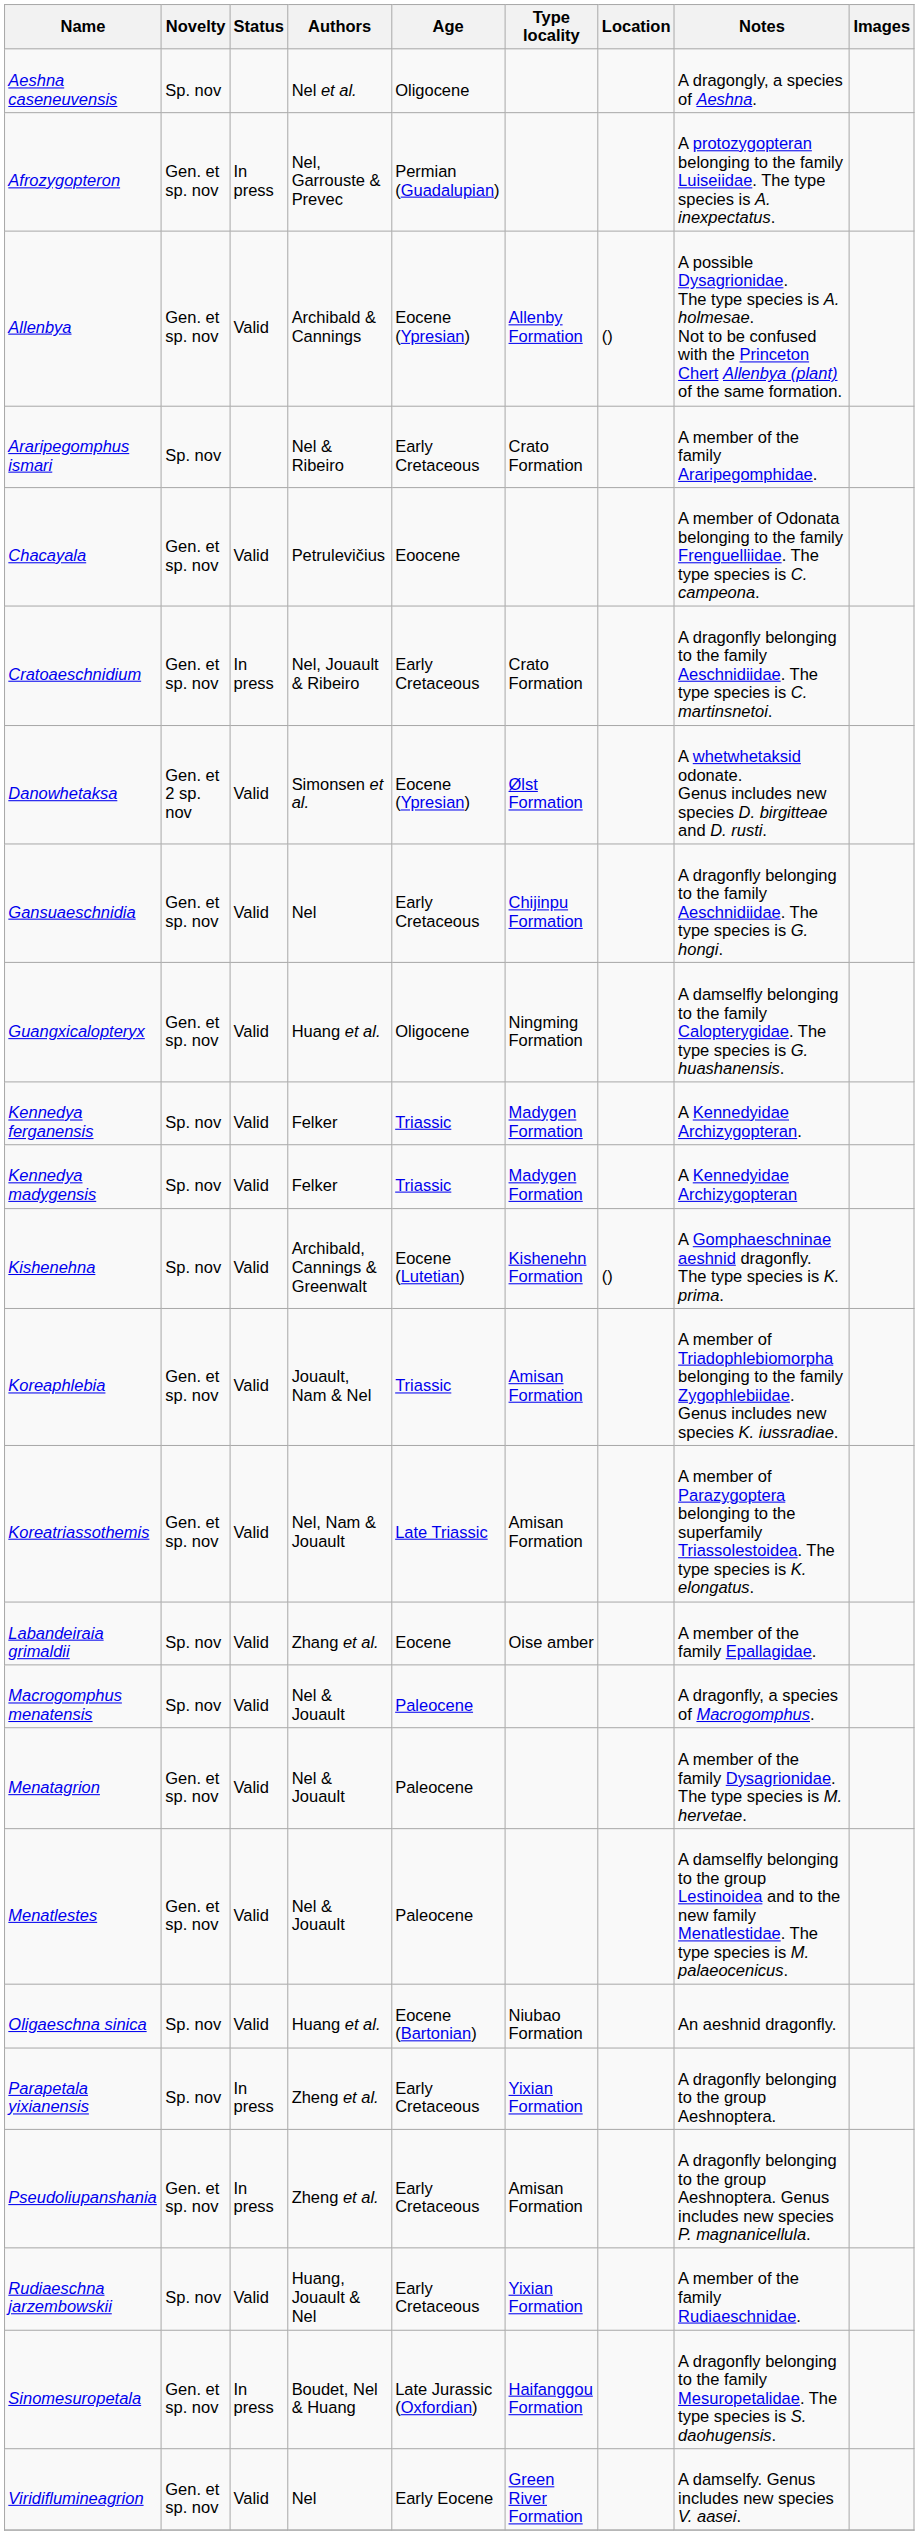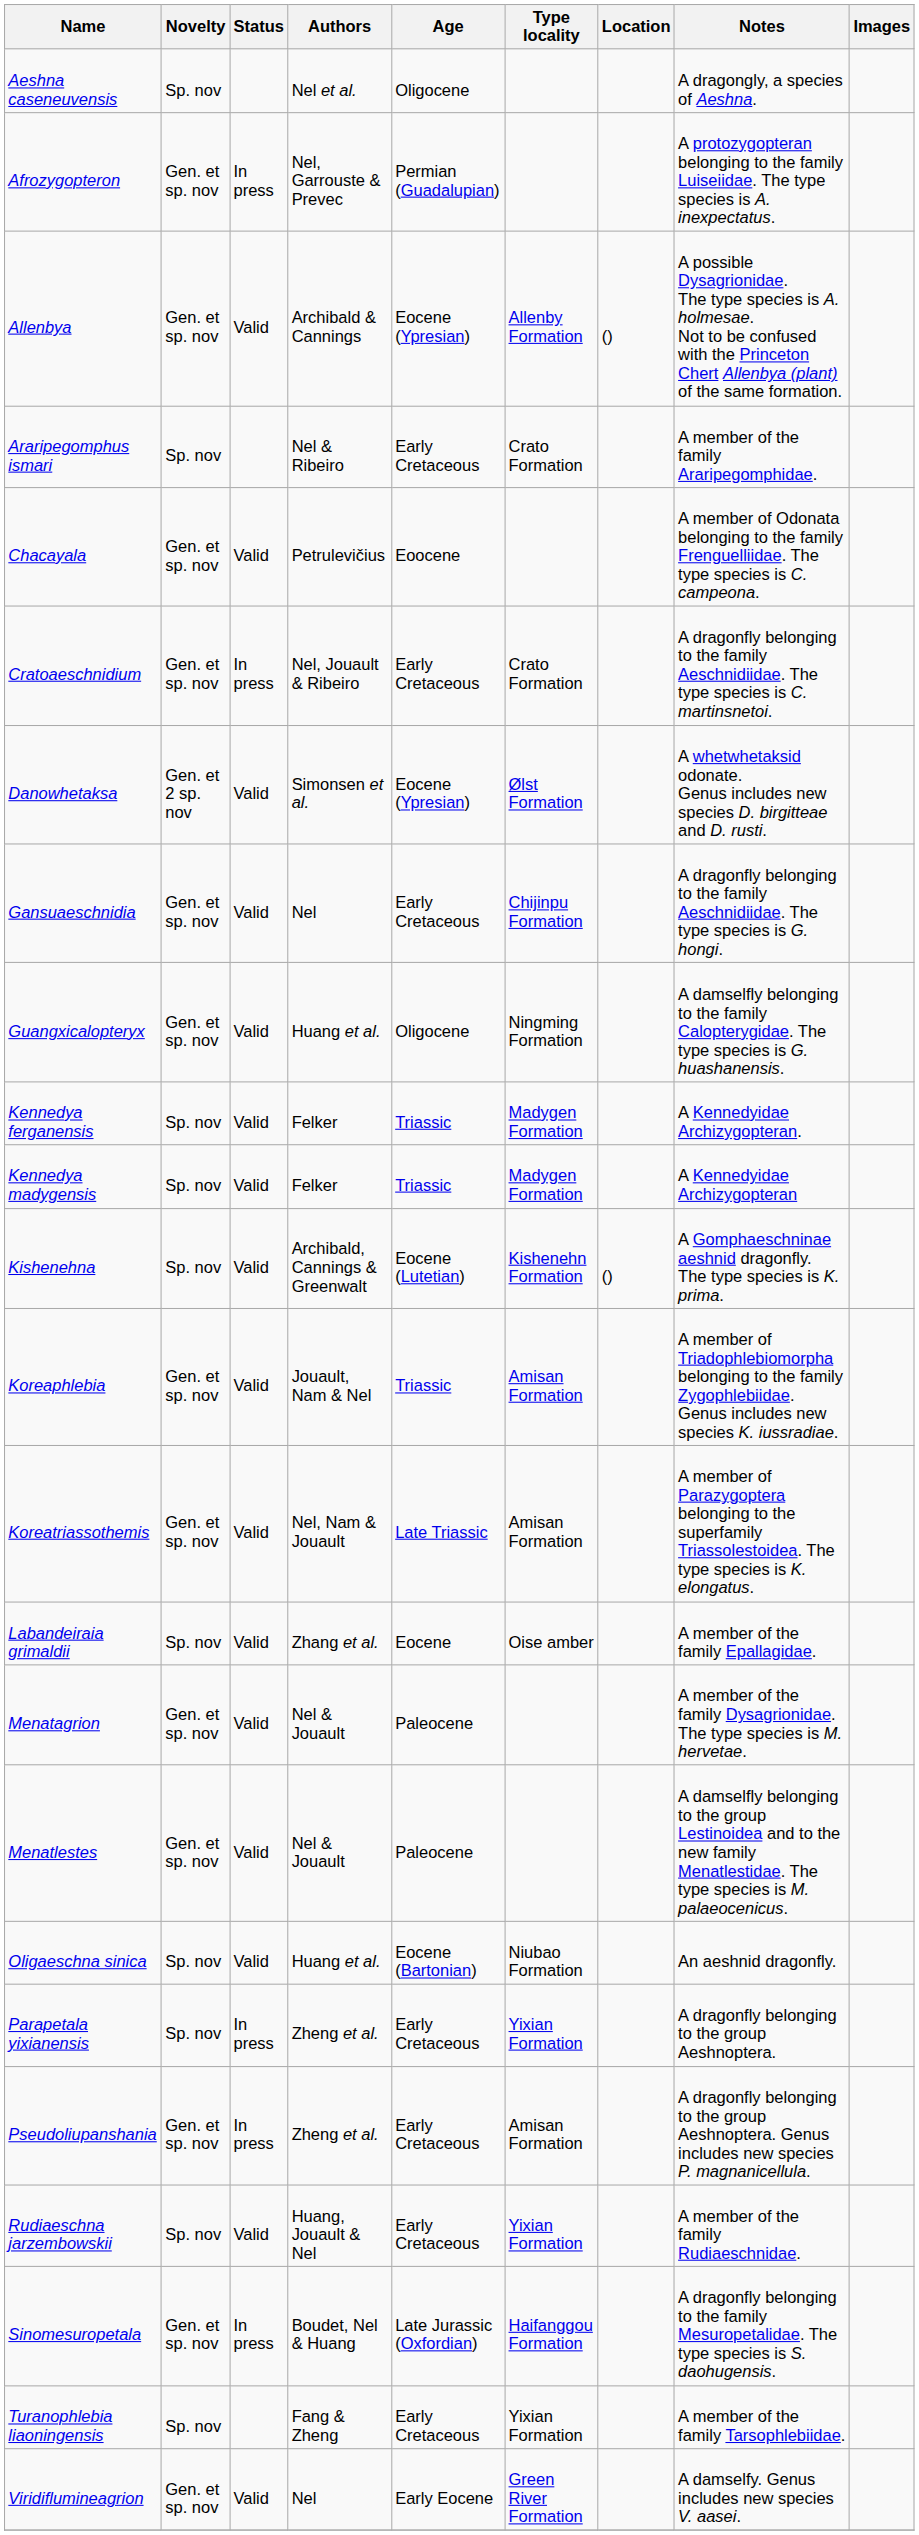- row: (65, 1705)
+ row: (60, 2426)
